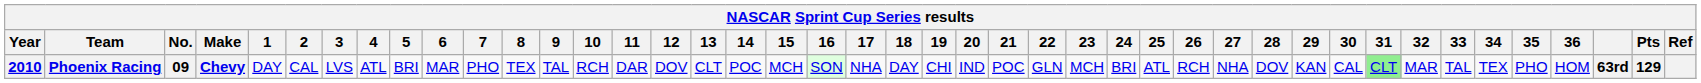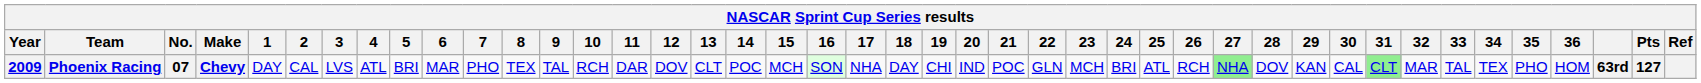(25, 66) 2010 -> (25, 66) 2009
(181, 66) 09 -> (181, 66) 07
(1233, 66) no background -> (1233, 66) lightgreen background
(1649, 66) 129 -> (1649, 66) 127
